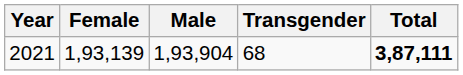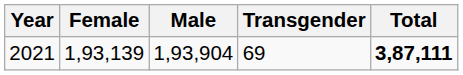(254, 53) 68 -> (254, 53) 69
